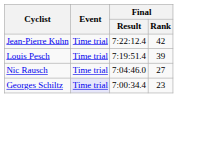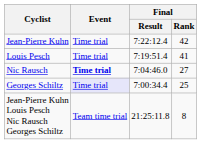(161, 56) 39 -> (184, 56) 41
(90, 71) normal -> (92, 71) bold
(161, 85) 23 -> (184, 85) 25
+ row: (37, 116)
